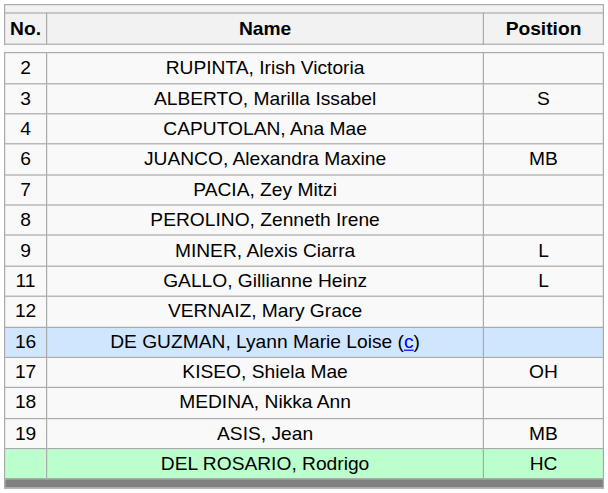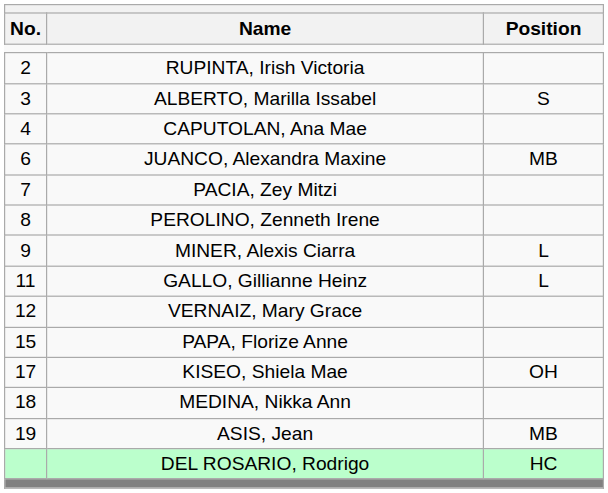+ row: (26, 341)
- row: (26, 341)
